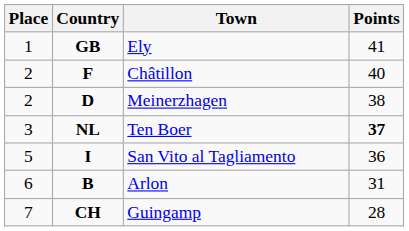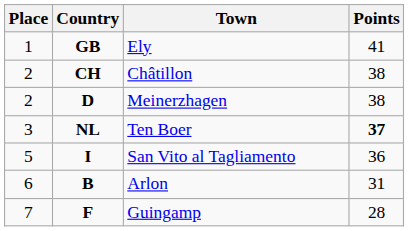(88, 73) F -> (88, 73) CH
(377, 73) 40 -> (377, 73) 38
(88, 211) CH -> (88, 211) F
